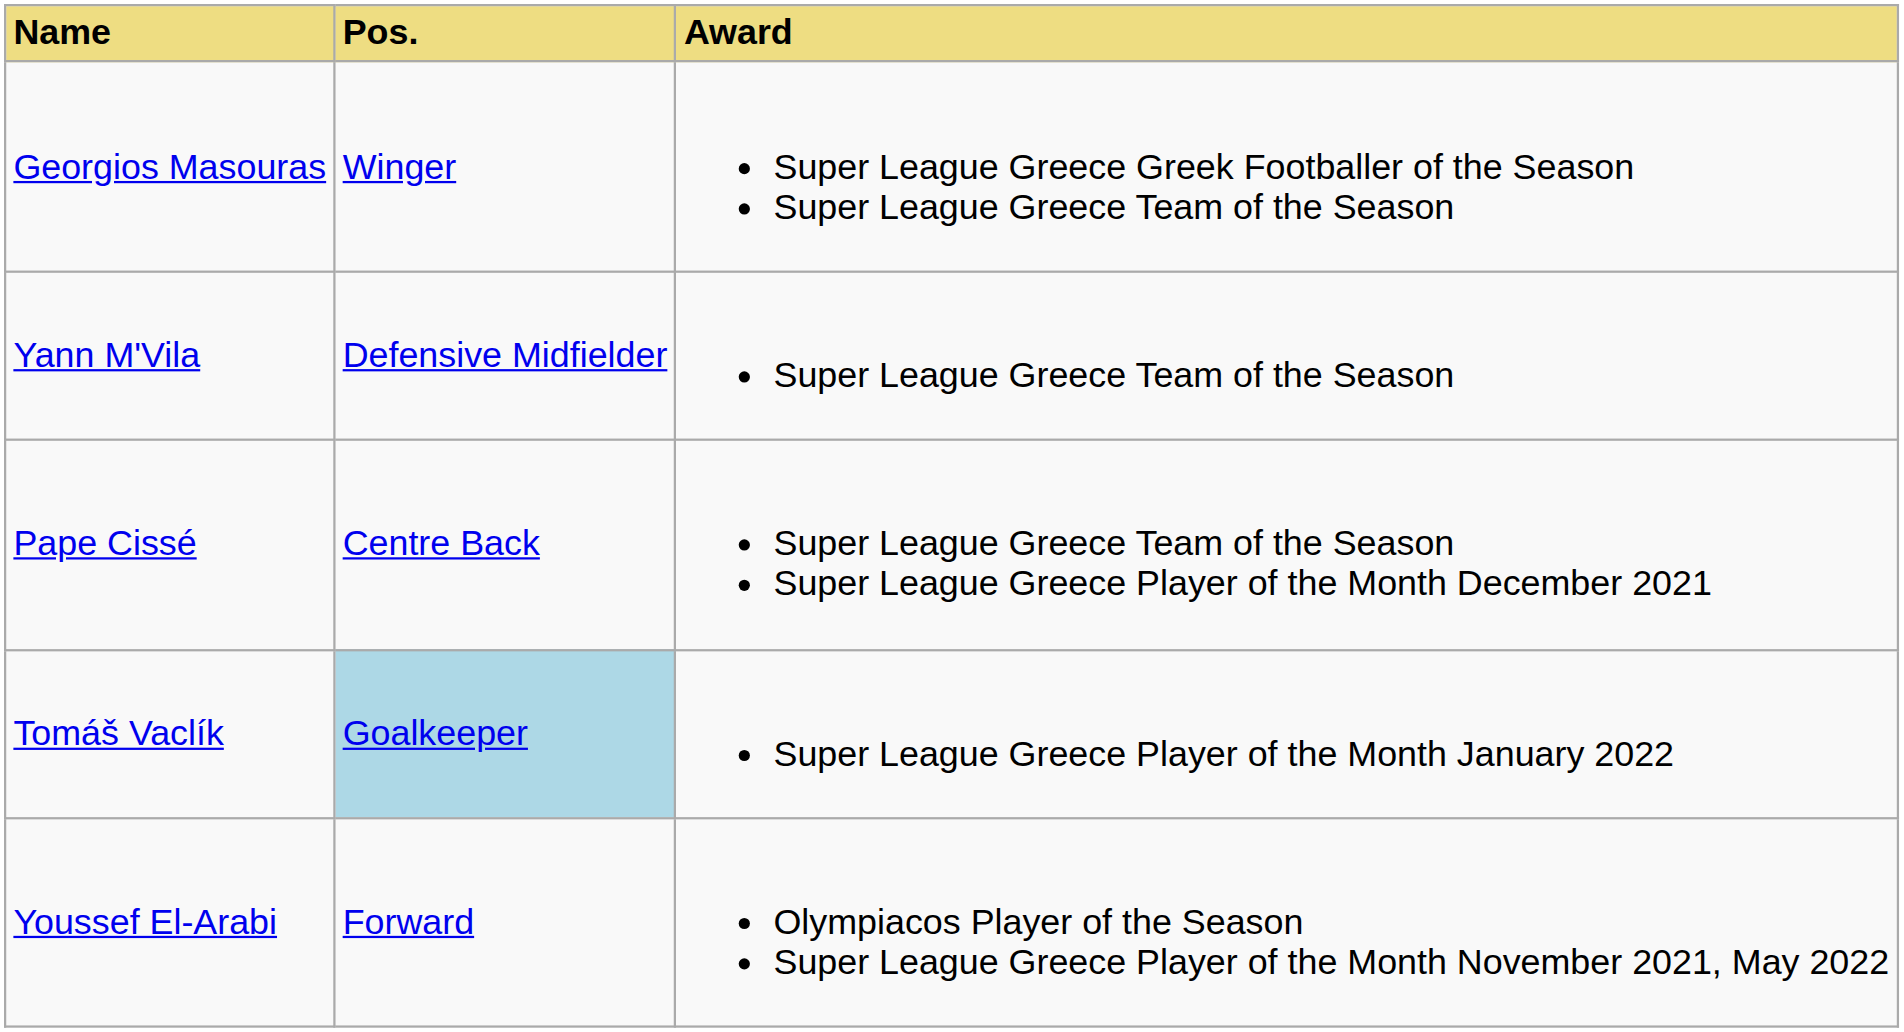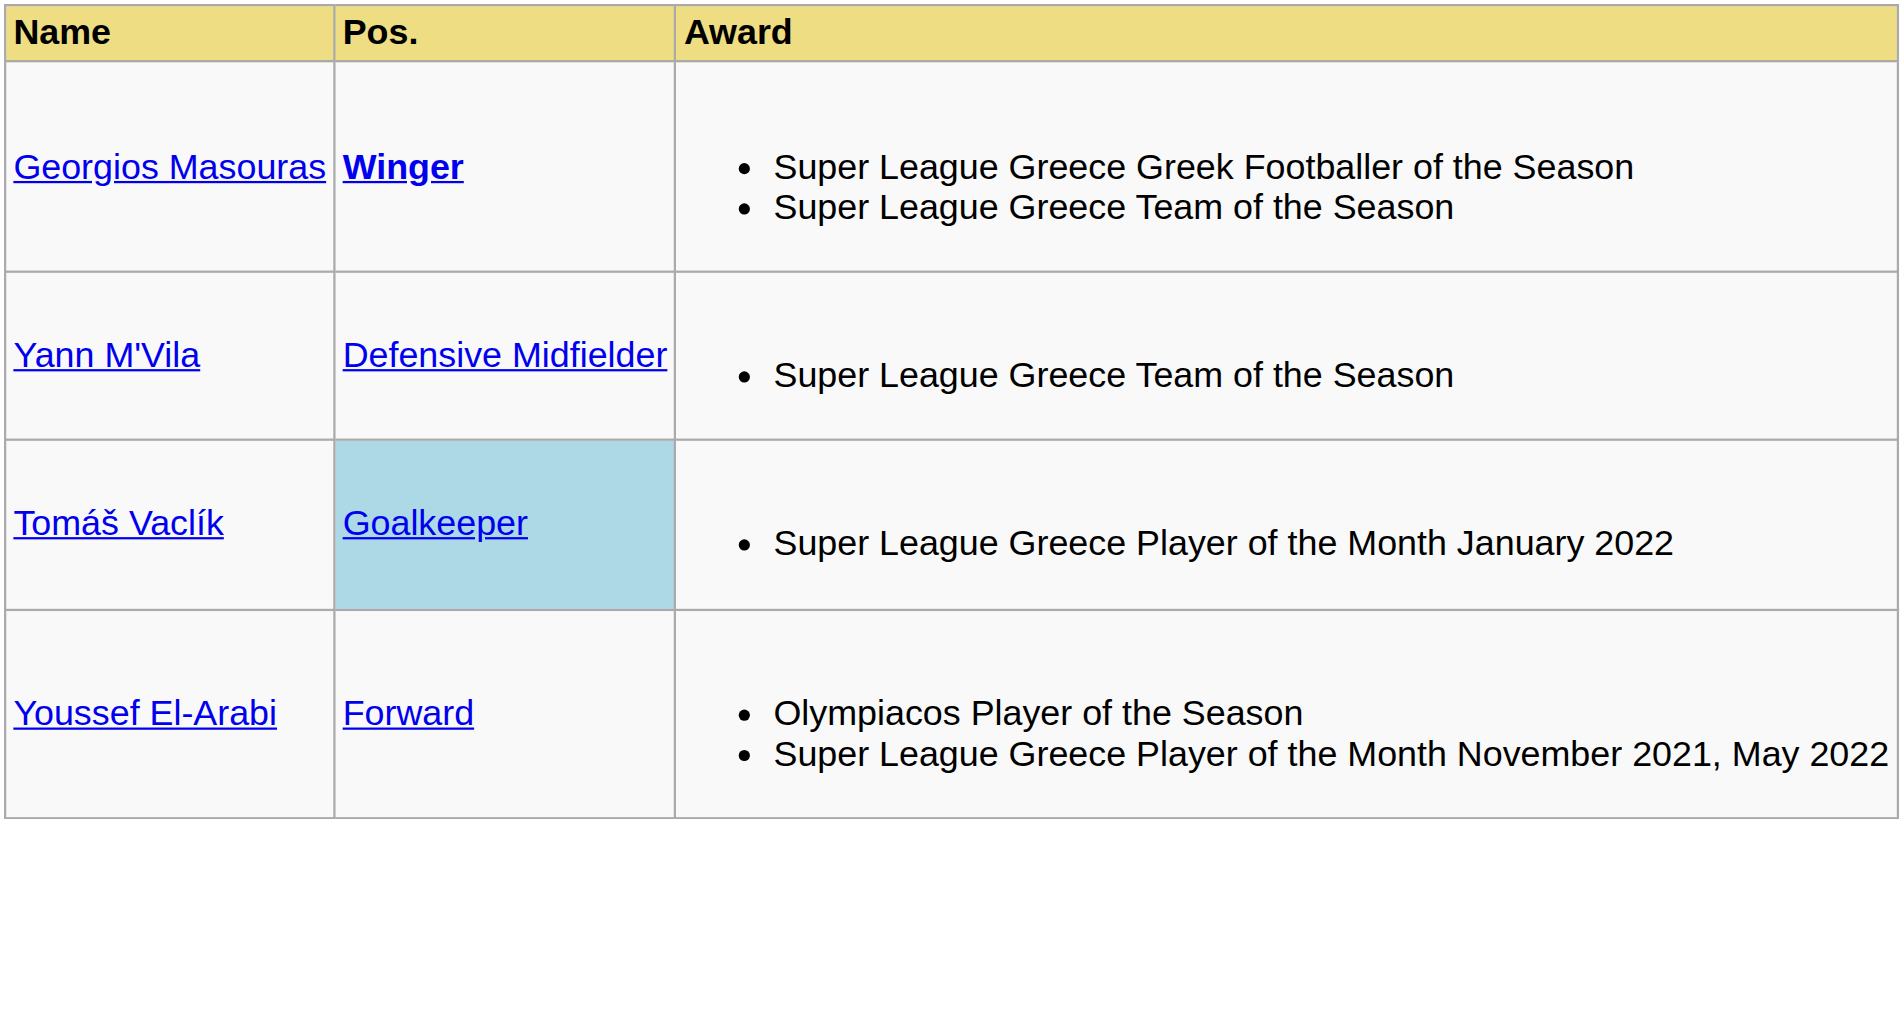(399, 165) normal -> (403, 165) bold
- row: (105, 543)
